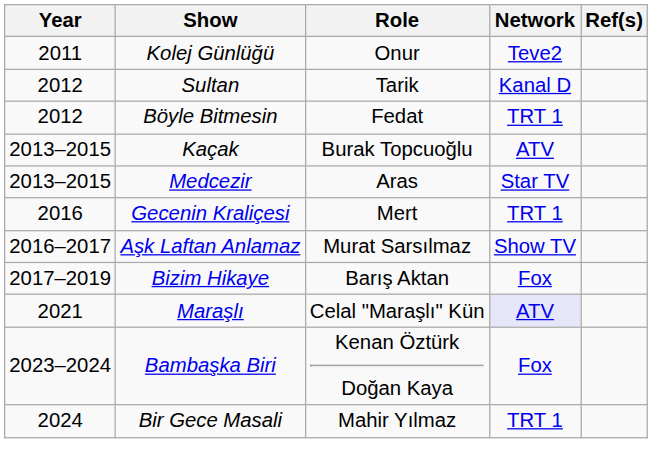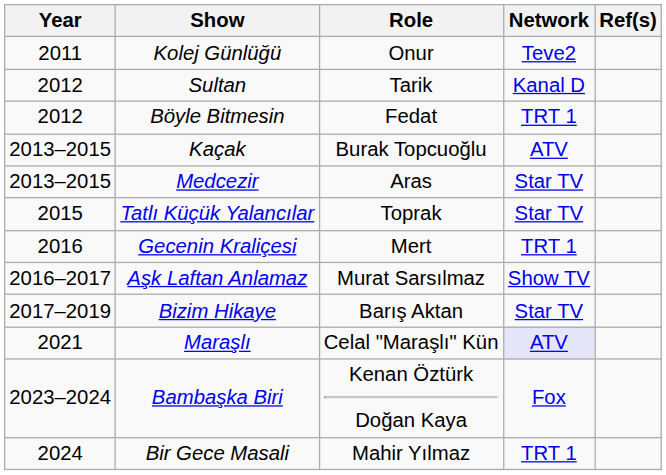+ row: (217, 213)
(535, 278) Fox -> (549, 310) Star TV
